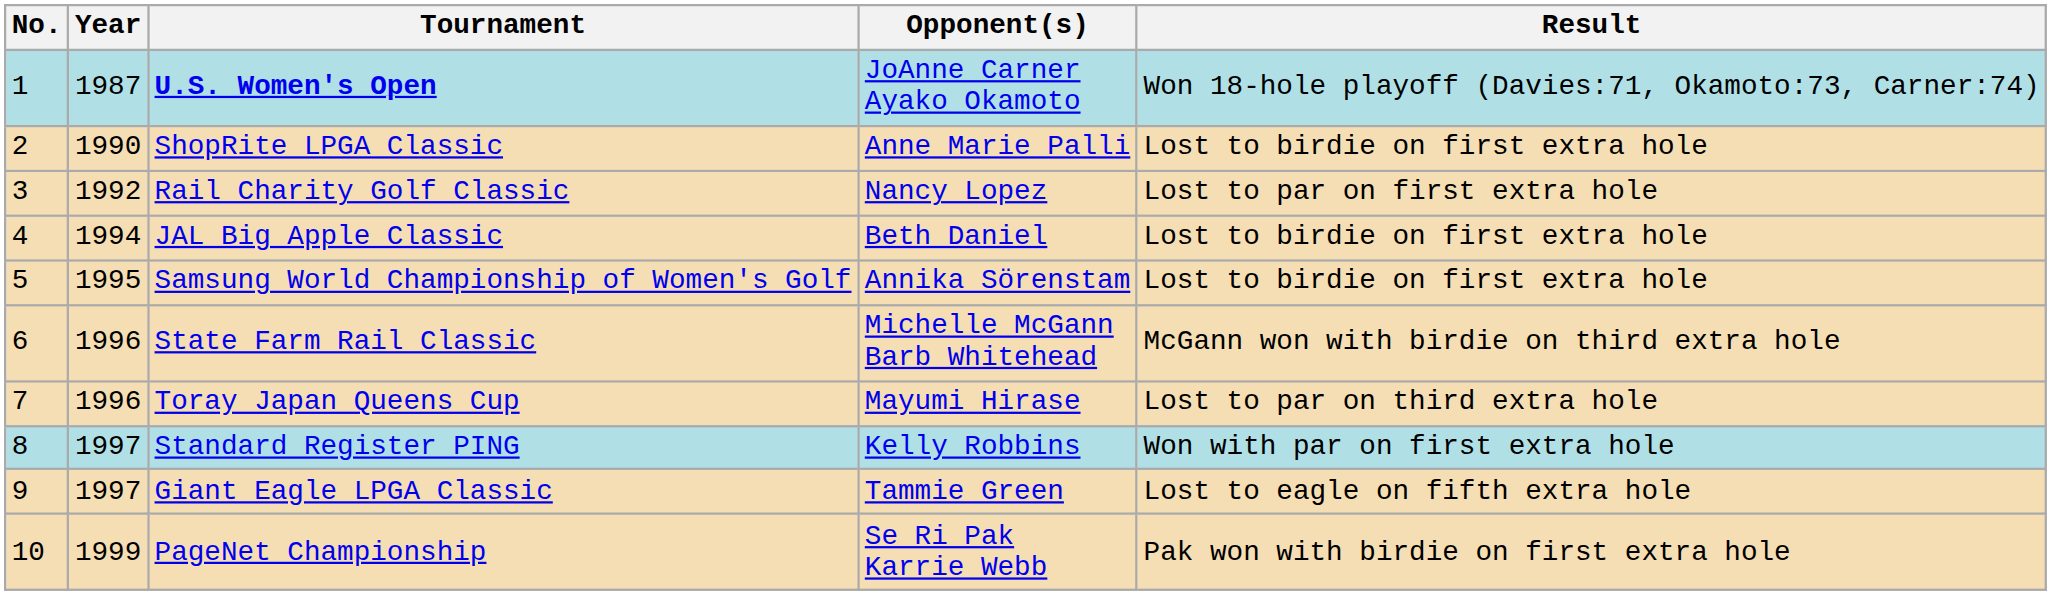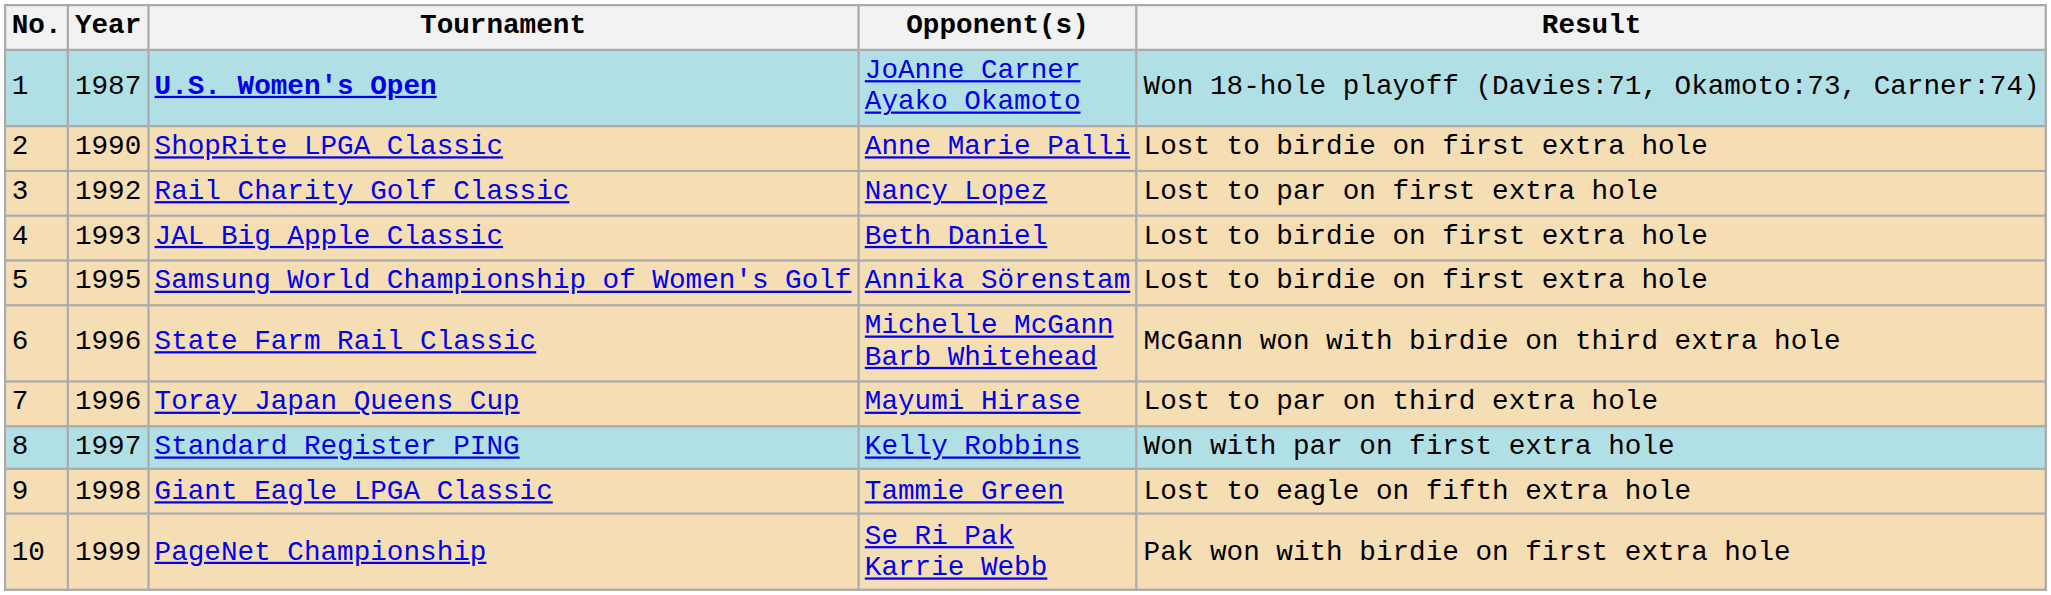(108, 238) 1994 -> (108, 238) 1993
(108, 492) 1997 -> (108, 492) 1998
